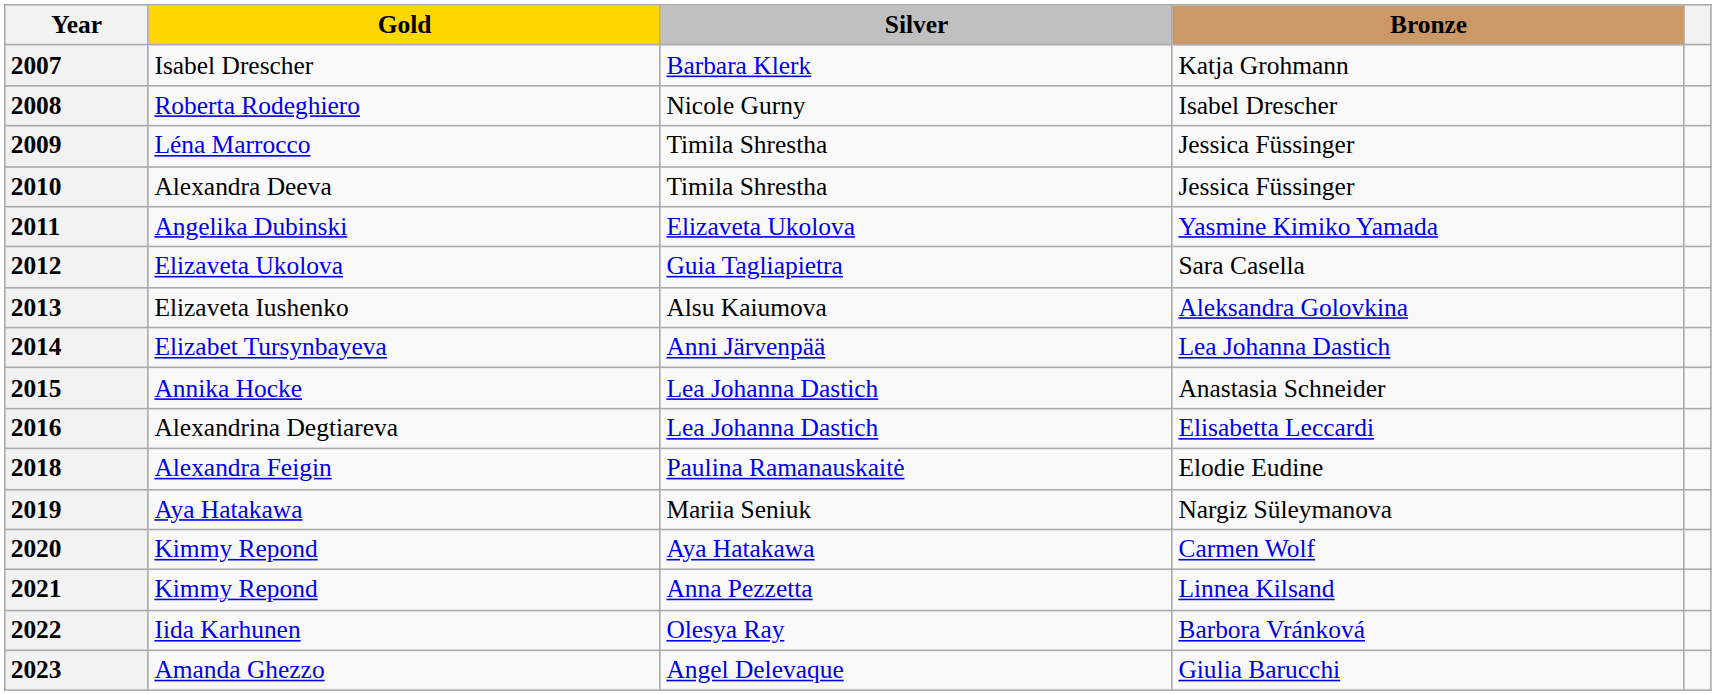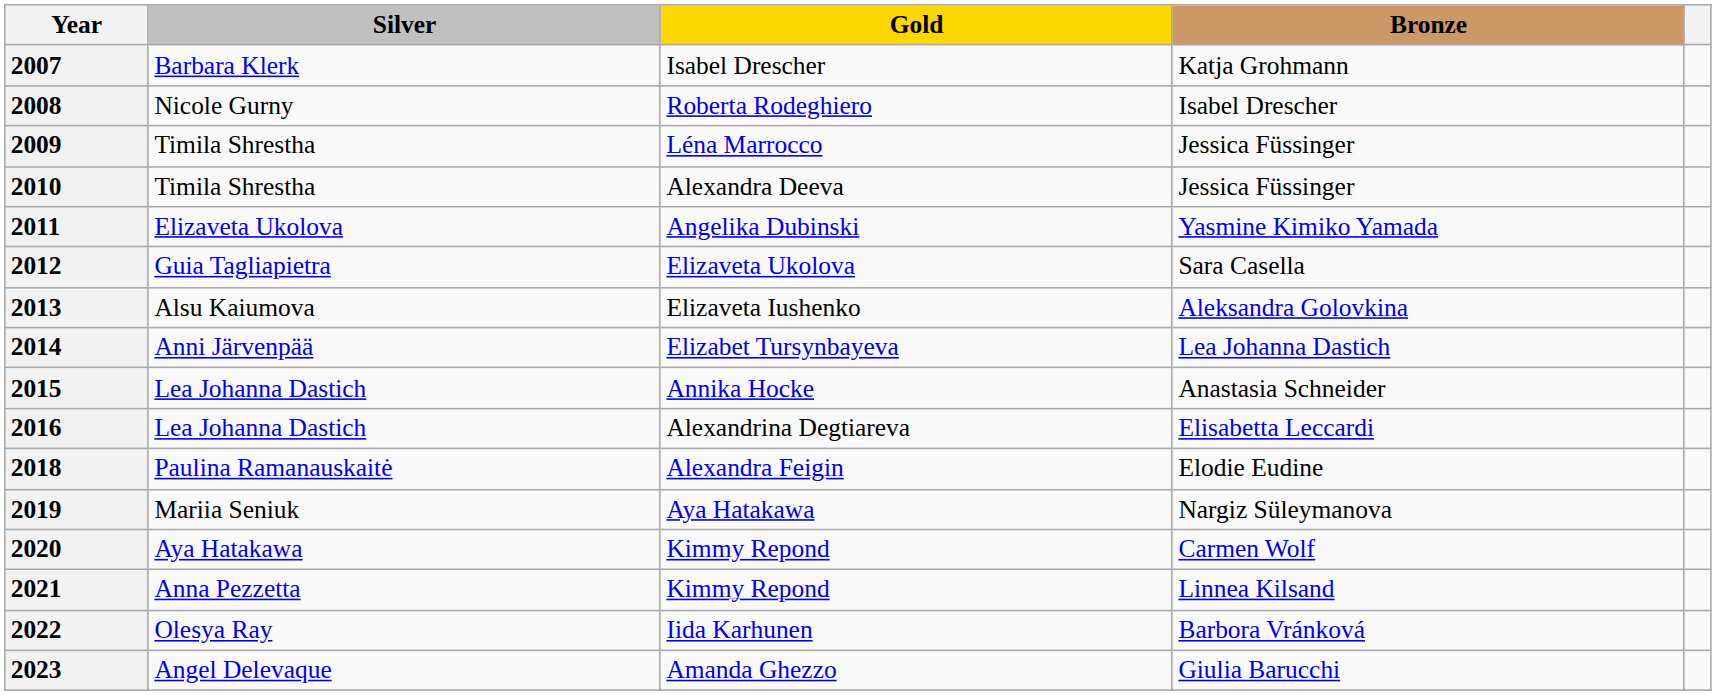columns swapped: (405, 24) <-> (917, 24)
